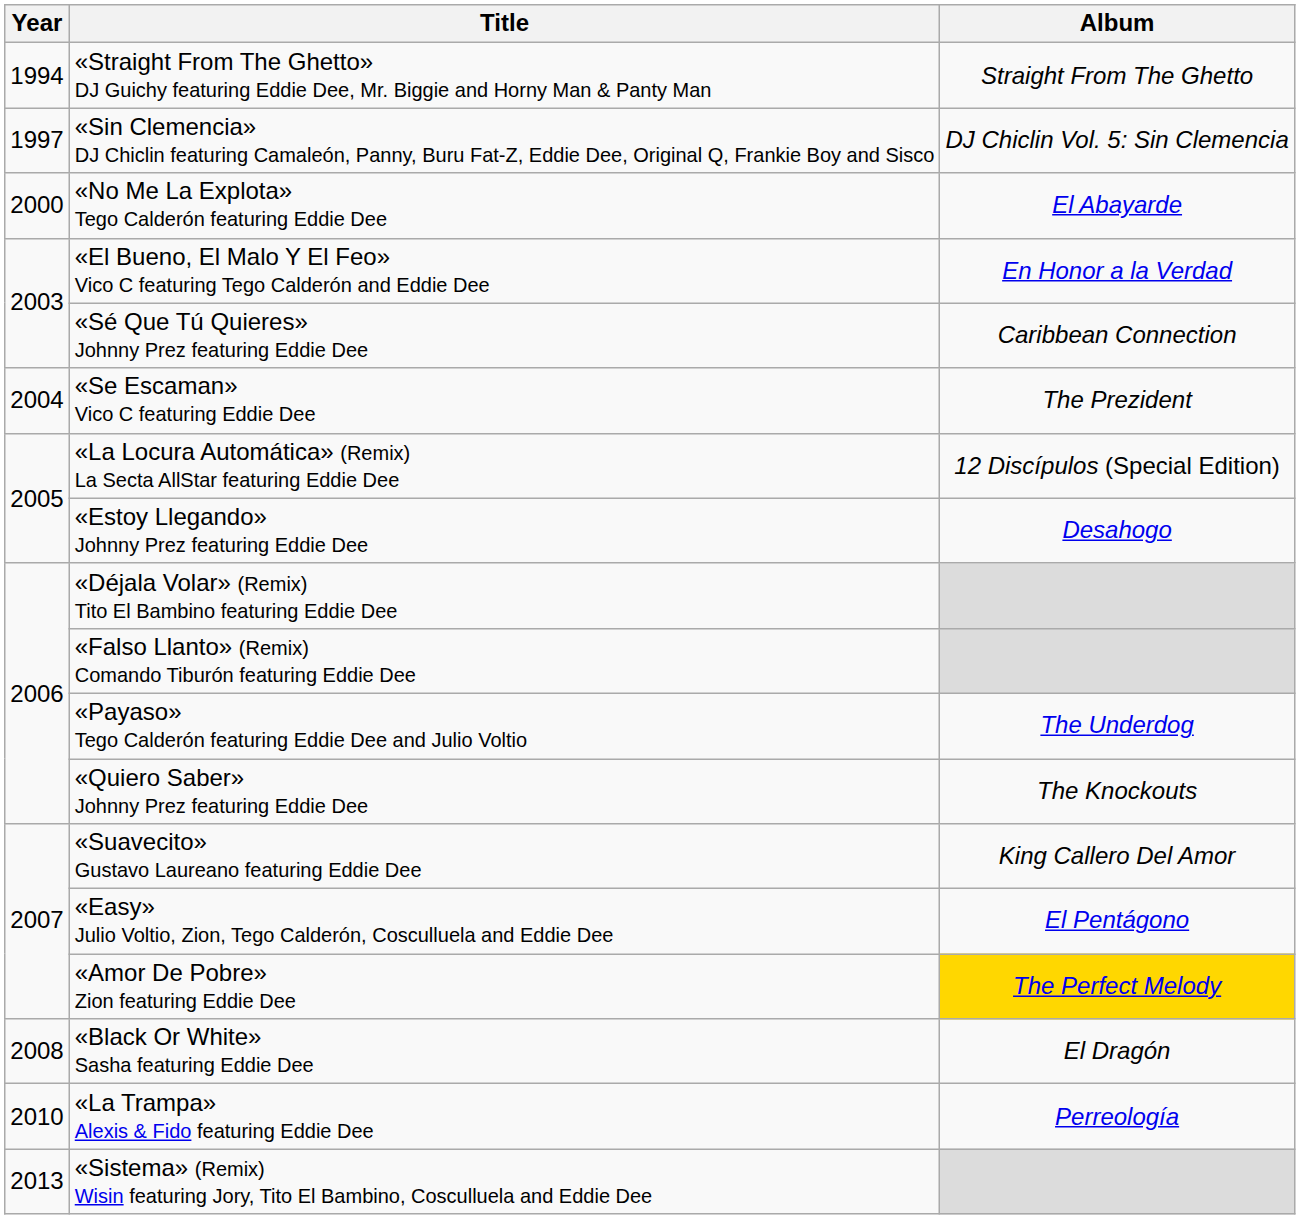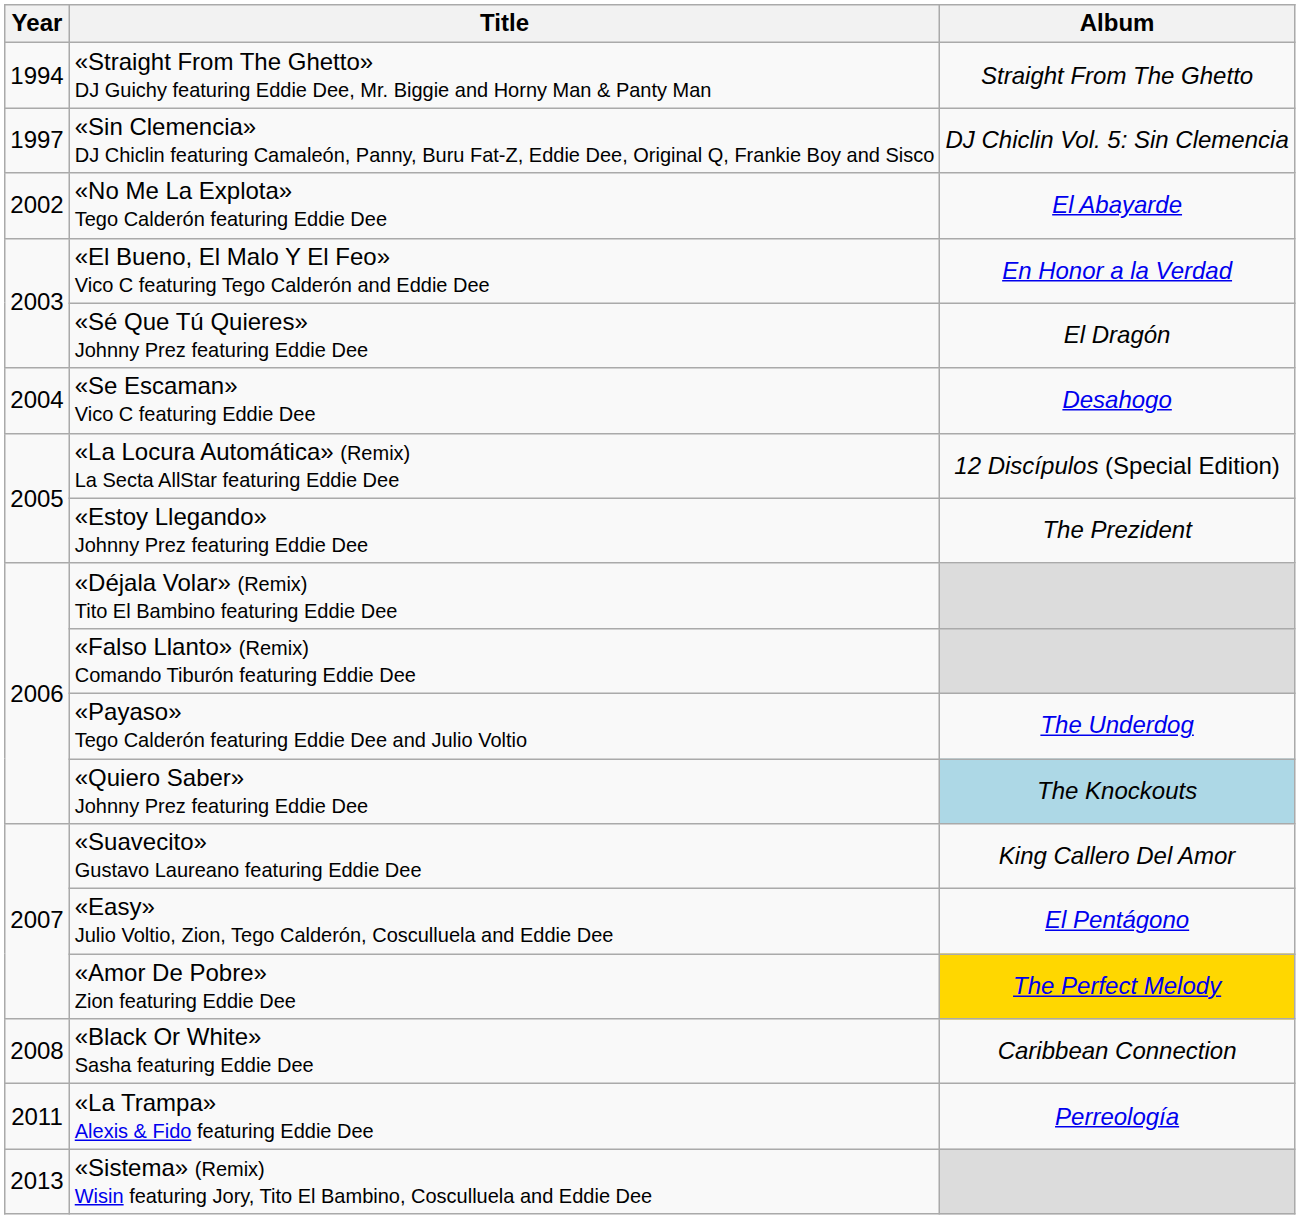(37, 205) 2000 -> (37, 205) 2002
(1117, 335) Caribbean Connection -> (1117, 335) El Dragón
(1117, 400) The Prezident -> (1117, 400) Desahogo
(1117, 530) Desahogo -> (1117, 530) The Prezident
(1117, 790) no background -> (1117, 790) lightblue background
(1117, 1051) El Dragón -> (1117, 1051) Caribbean Connection
(37, 1116) 2010 -> (37, 1116) 2011
